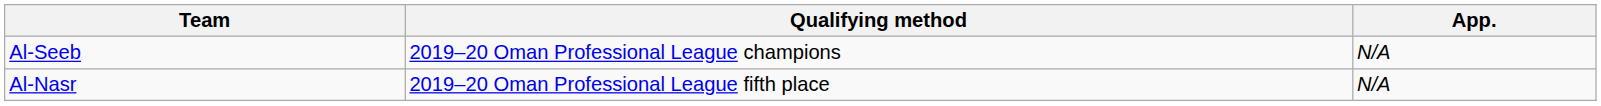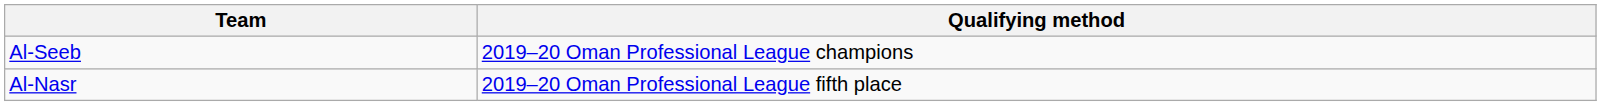- column: (1474, 20)
